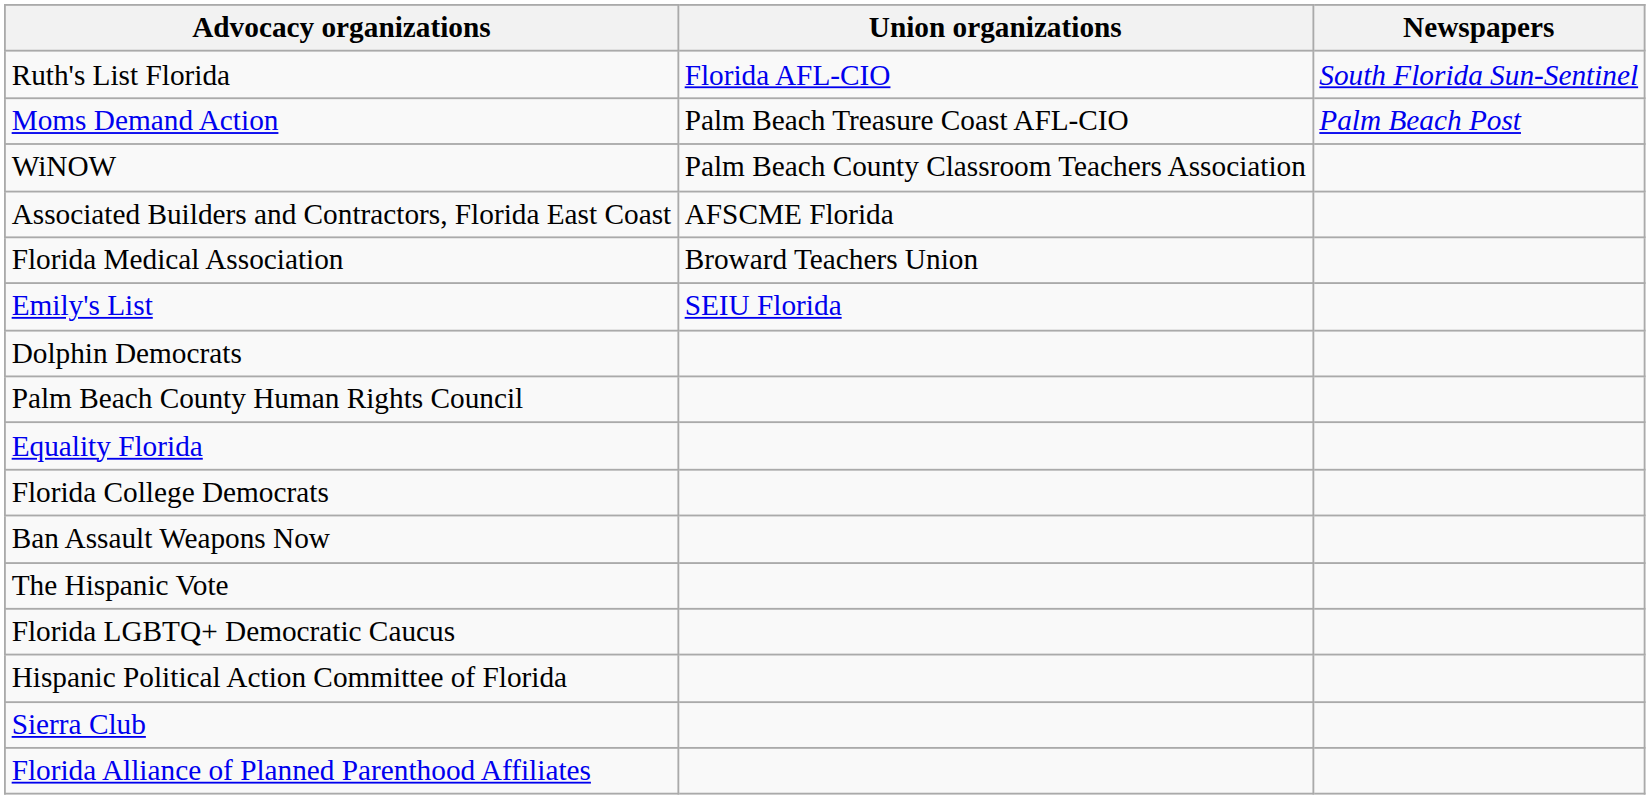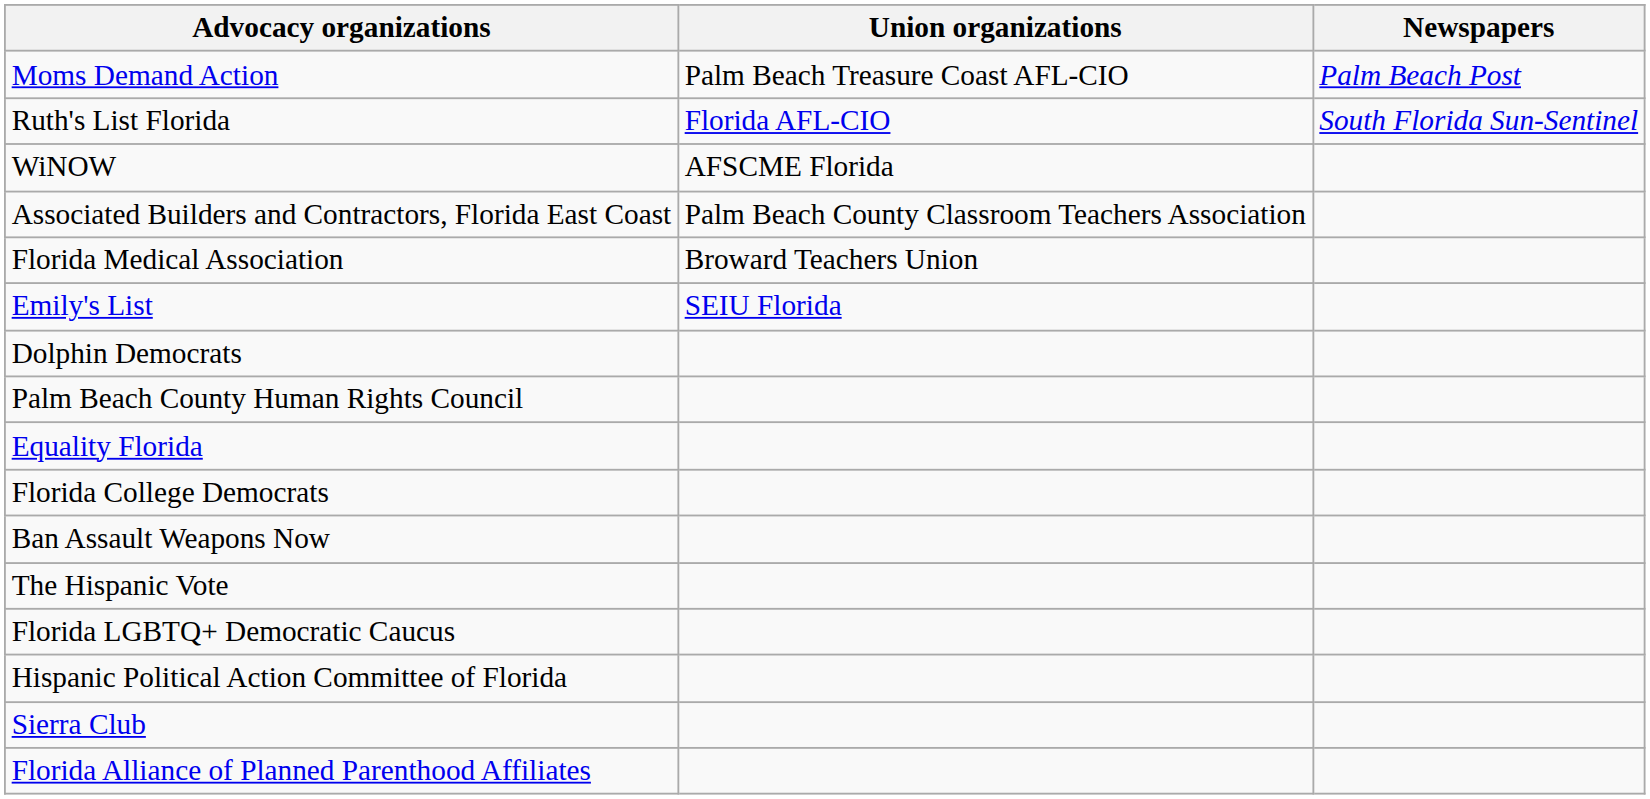rows swapped: (121, 74) <-> (145, 120)
(995, 167) Palm Beach County Classroom Teachers Association -> (789, 167) AFSCME Florida
(789, 213) AFSCME Florida -> (995, 213) Palm Beach County Classroom Teachers Association
